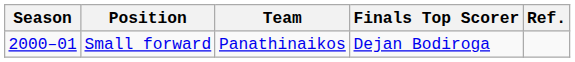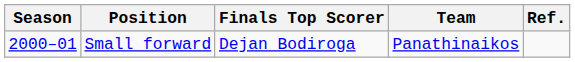columns swapped: (436, 18) <-> (282, 18)
